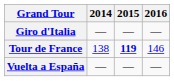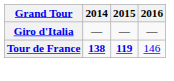(101, 48) normal -> (97, 48) bold
- row: (46, 66)
